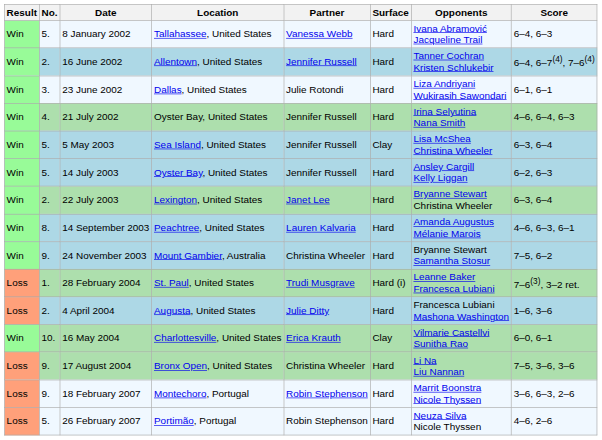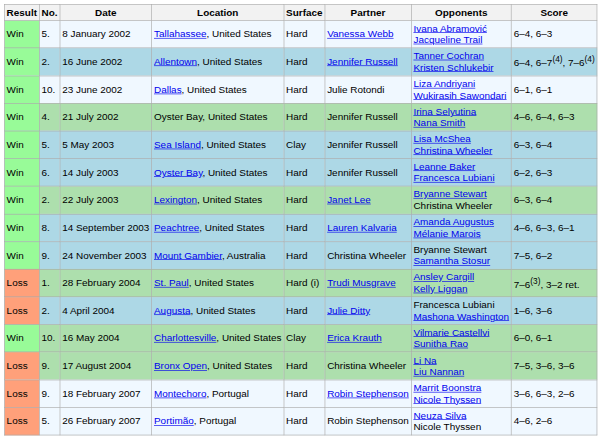columns swapped: (391, 12) <-> (327, 12)
(46, 89) 3. -> (48, 89) 10.
(46, 172) 5. -> (46, 172) 6.
(444, 172) Ansley Cargill Kelly Liggan -> (454, 172) Leanne Baker Francesca Lubiani
(454, 282) Leanne Baker Francesca Lubiani -> (444, 282) Ansley Cargill Kelly Liggan
